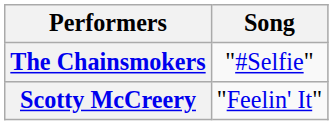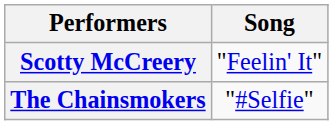rows swapped: (108, 61) <-> (108, 100)
